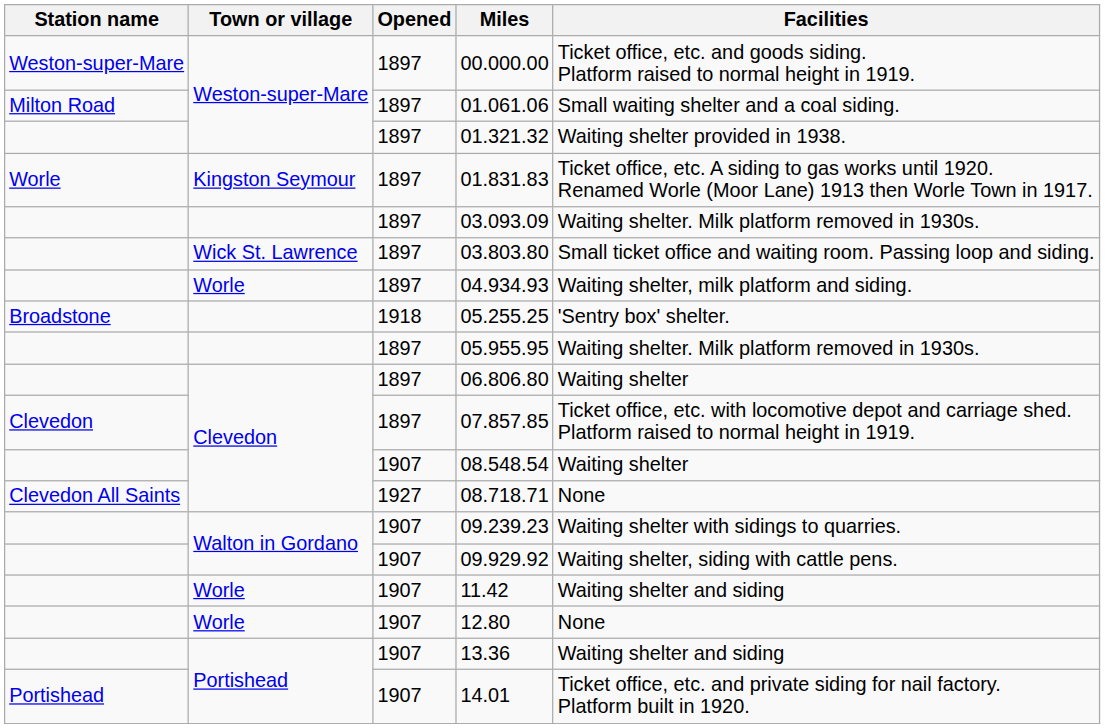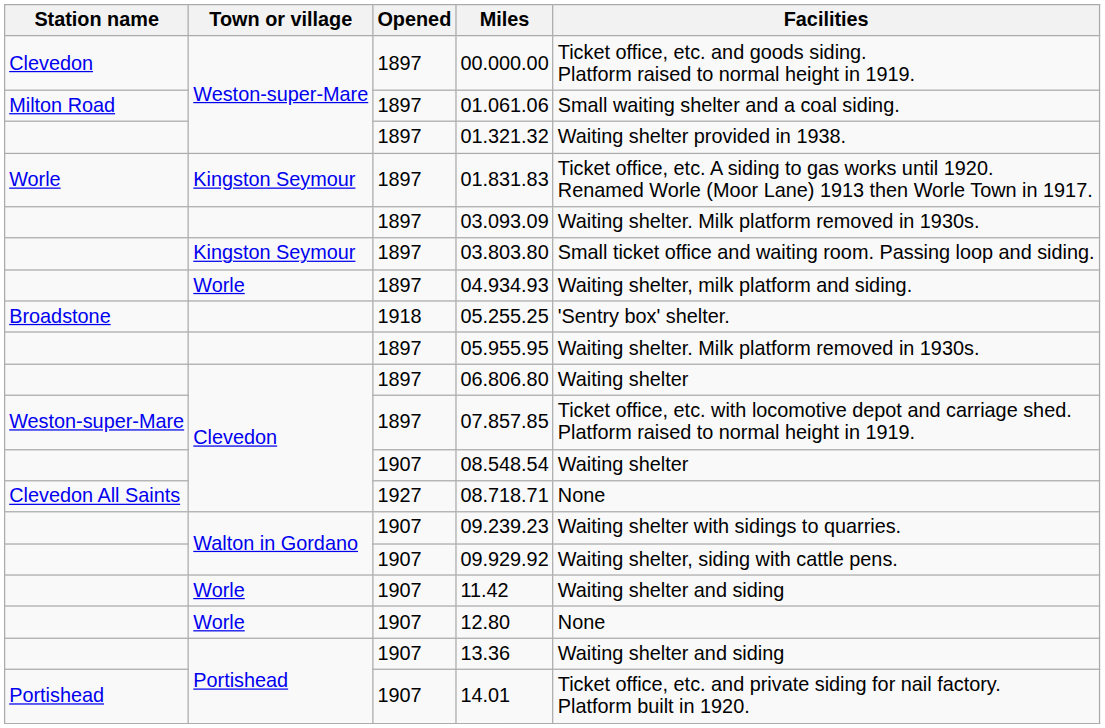(97, 62) Weston-super-Mare -> (51, 62) Clevedon
(275, 253) Wick St. Lawrence -> (274, 253) Kingston Seymour
(51, 422) Clevedon -> (97, 422) Weston-super-Mare
